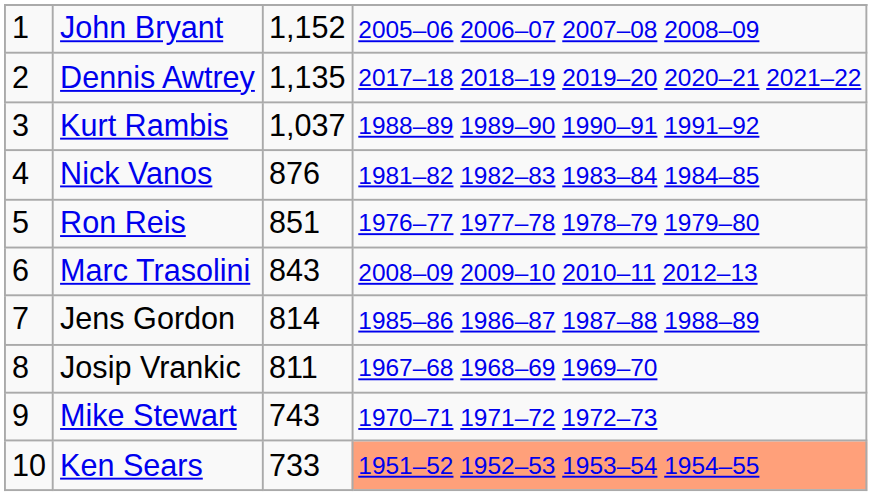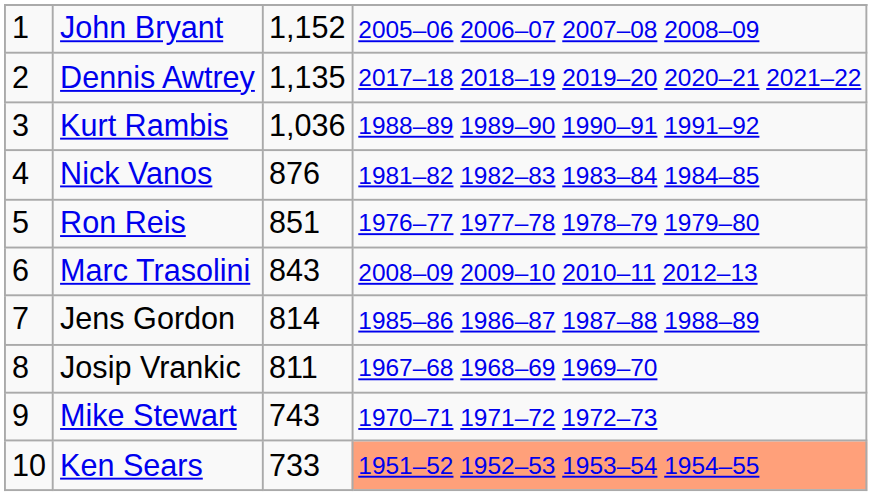(307, 125) 1,037 -> (307, 125) 1,036
